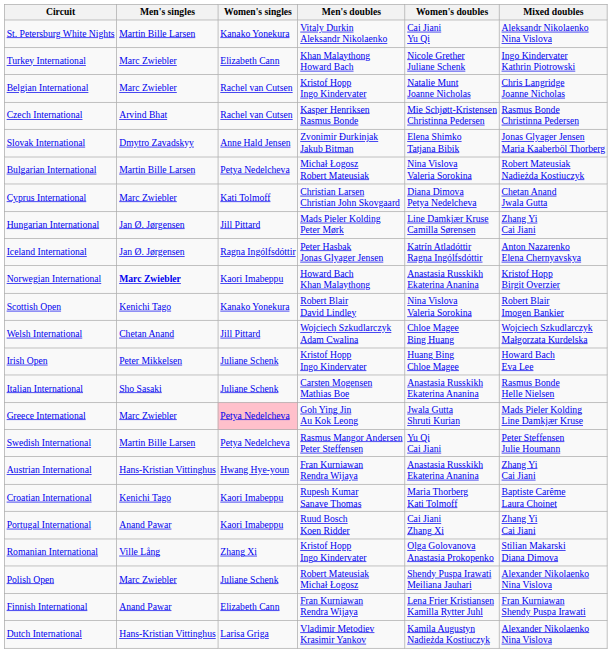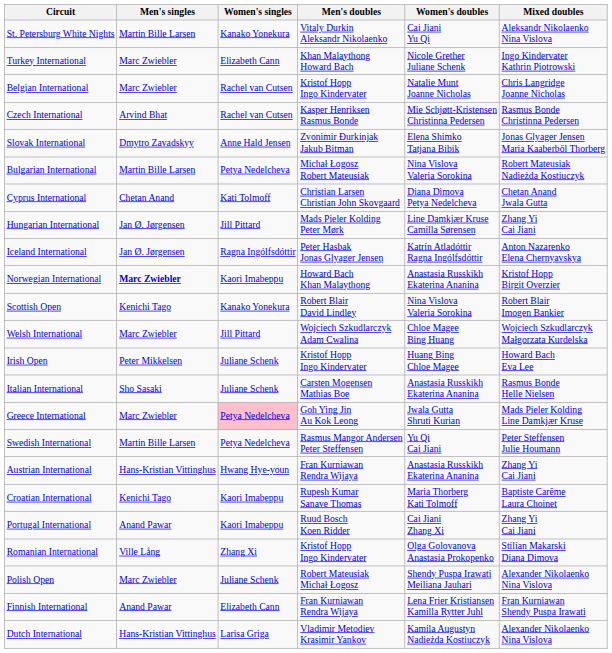(148, 197) Marc Zwiebler -> (147, 197) Chetan Anand
(147, 333) Chetan Anand -> (148, 333) Marc Zwiebler
